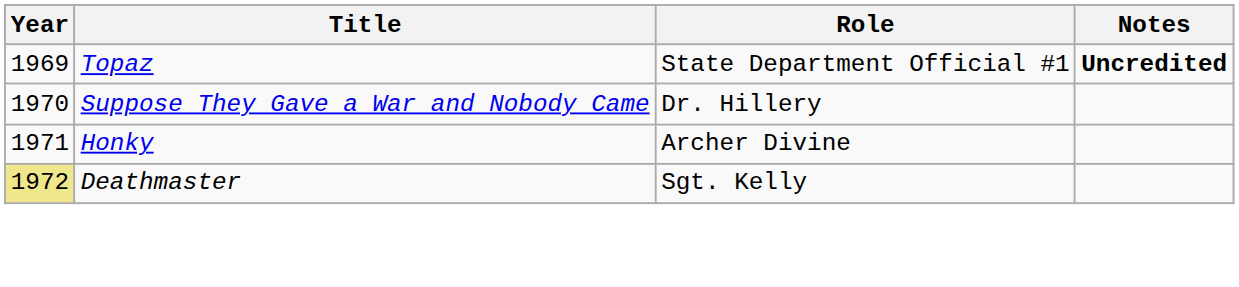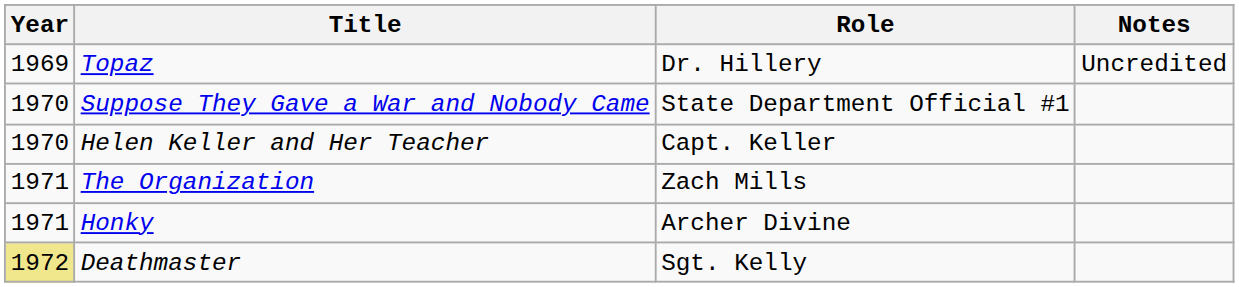(865, 64) State Department Official #1 -> (741, 64) Dr. Hillery
(1154, 64) bold -> (1154, 64) normal
(741, 104) Dr. Hillery -> (865, 104) State Department Official #1
+ row: (285, 144)
+ row: (197, 183)
